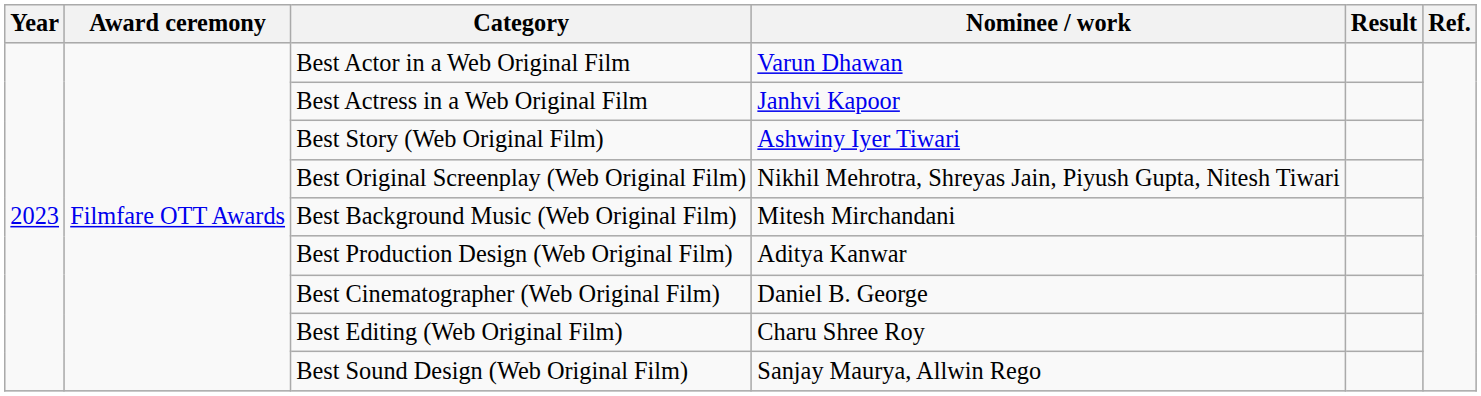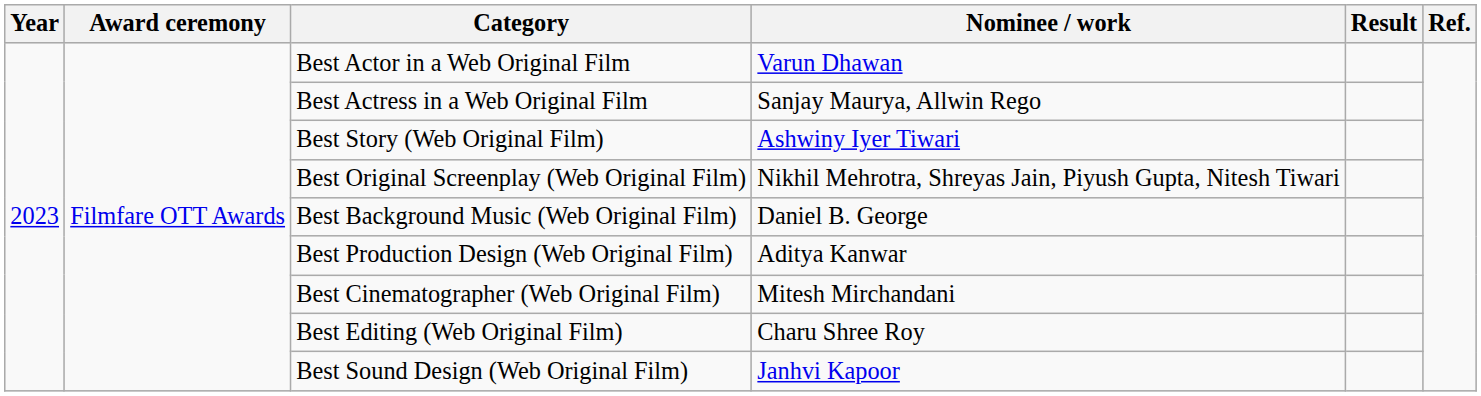(829, 100) Janhvi Kapoor -> (899, 100) Sanjay Maurya, Allwin Rego
(856, 216) Mitesh Mirchandani -> (843, 216) Daniel B. George
(843, 293) Daniel B. George -> (856, 293) Mitesh Mirchandani
(899, 370) Sanjay Maurya, Allwin Rego -> (829, 370) Janhvi Kapoor
